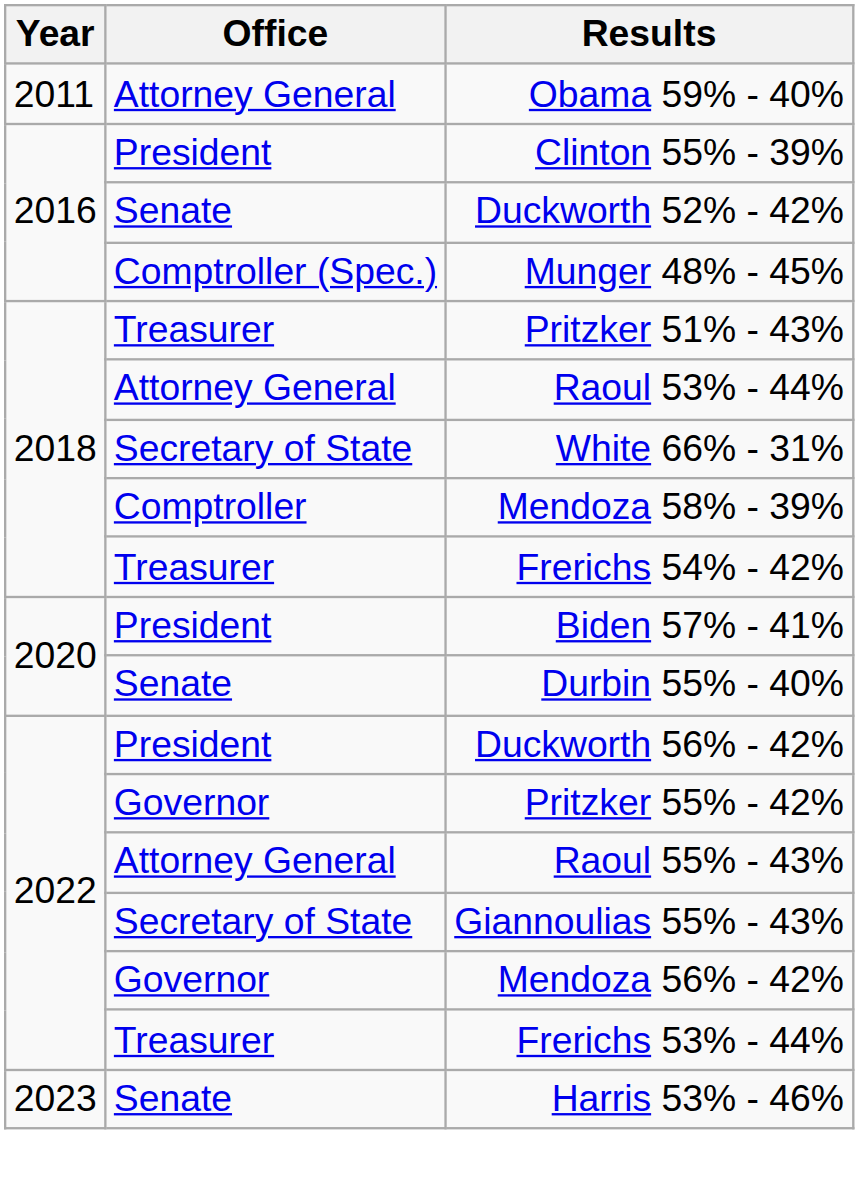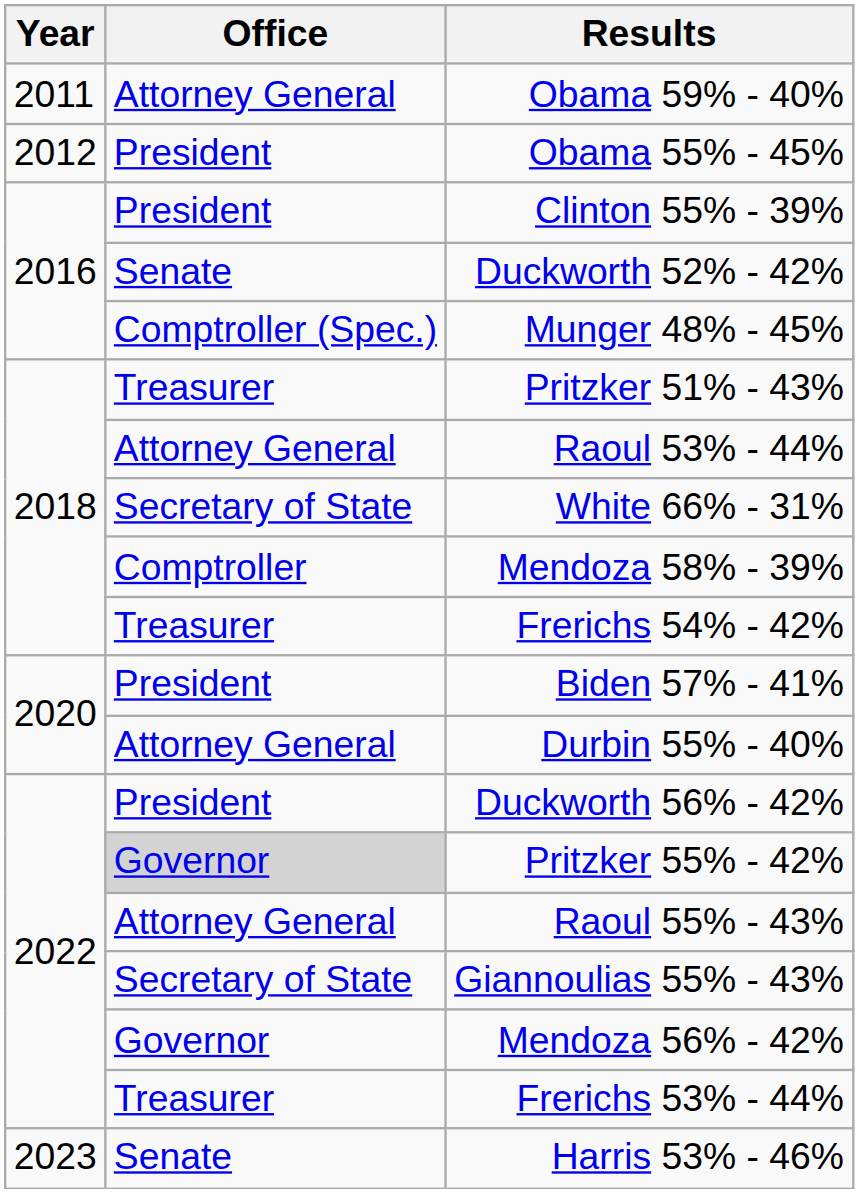+ row: (686, 152)
(173, 684) Senate -> (255, 743) Attorney General
(192, 802) no background -> (192, 861) lightgrey background
